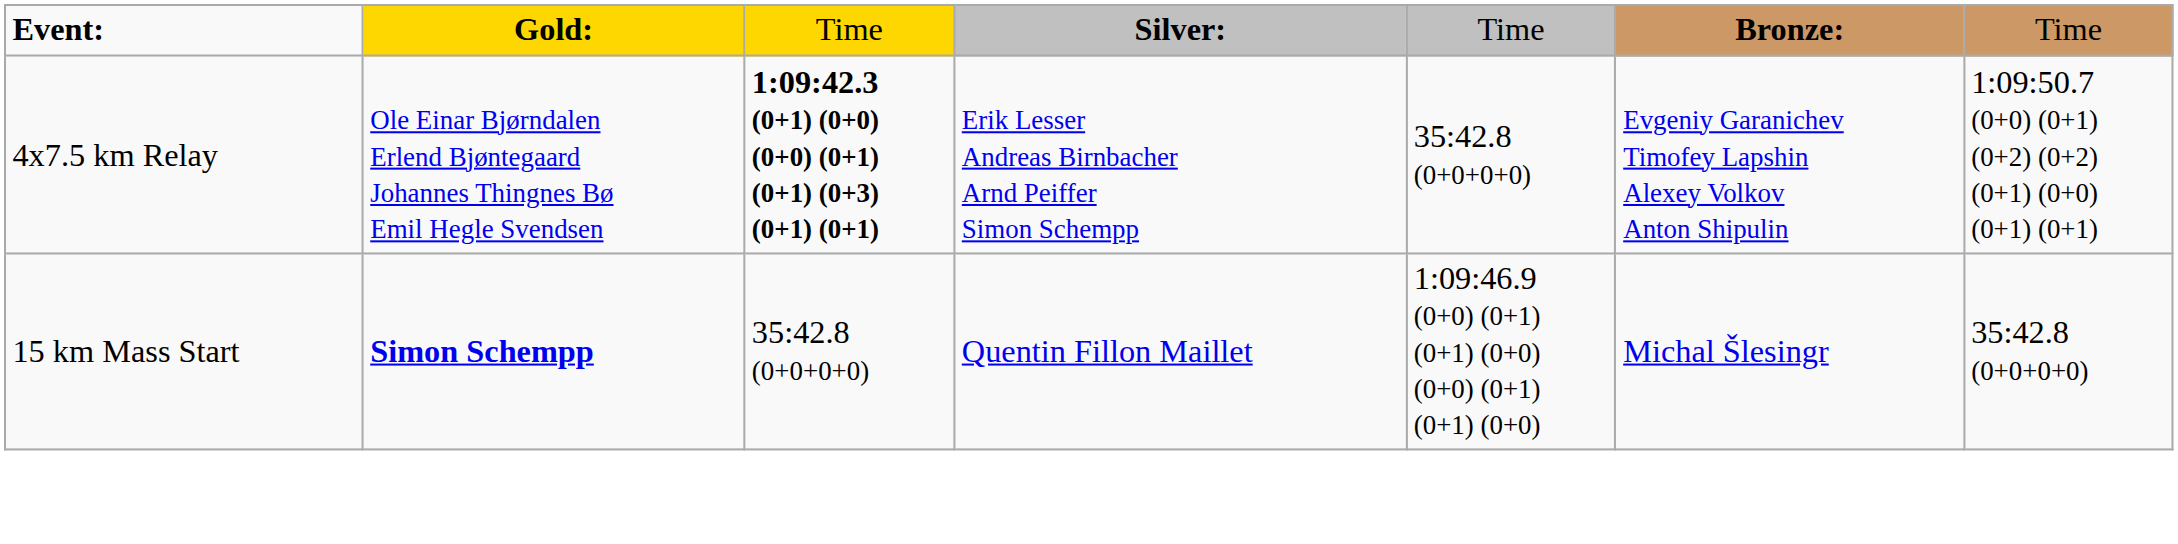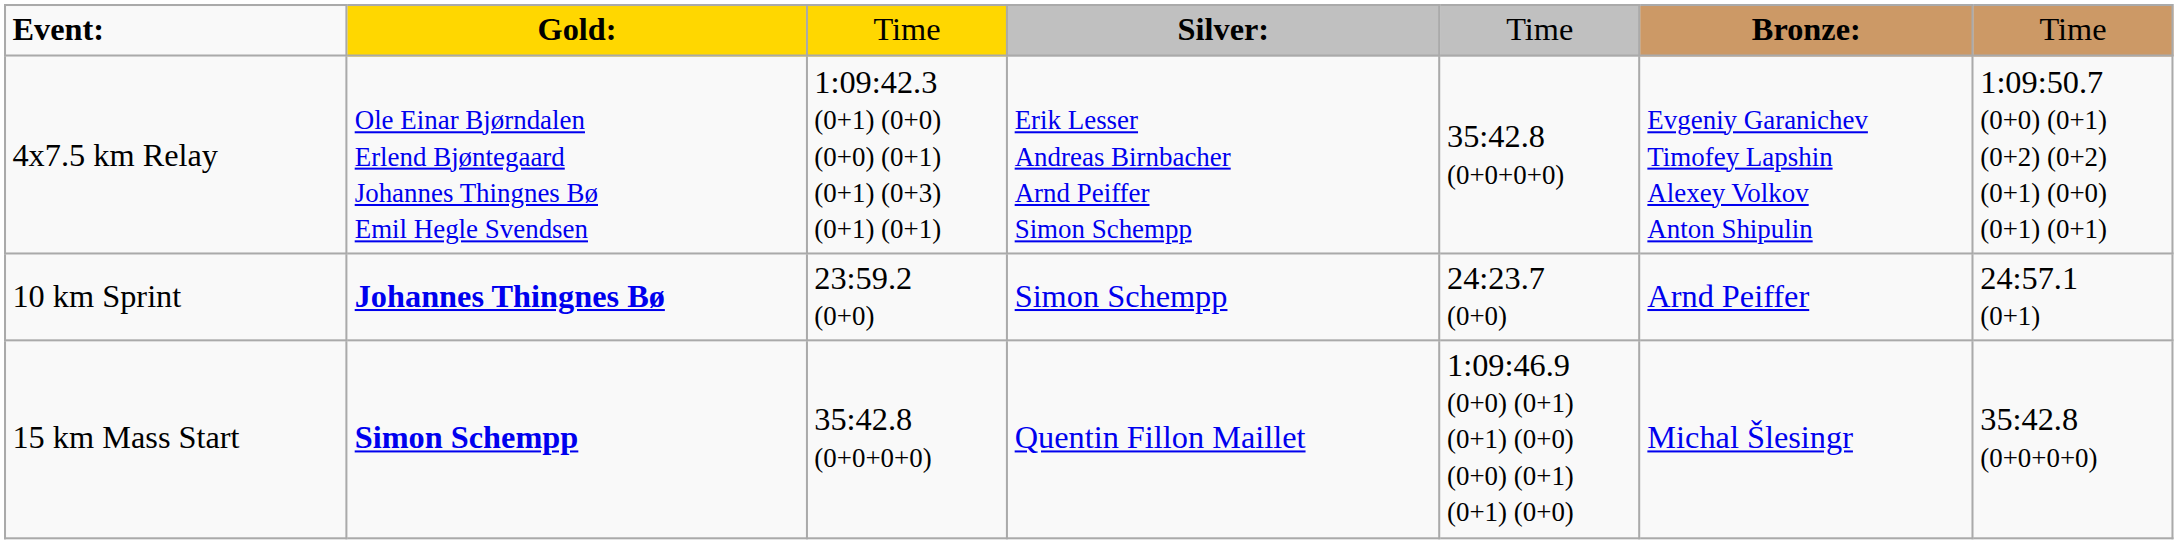(815, 154) bold -> (878, 154) normal
+ row: (97, 296)
